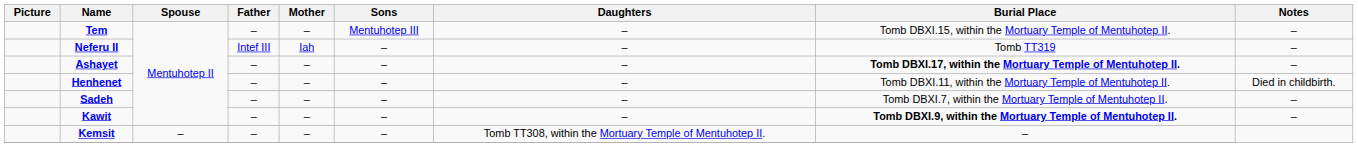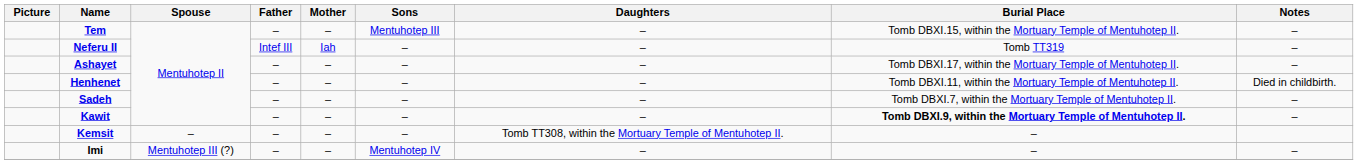(1025, 64) bold -> (1034, 64) normal
+ row: (95, 151)
